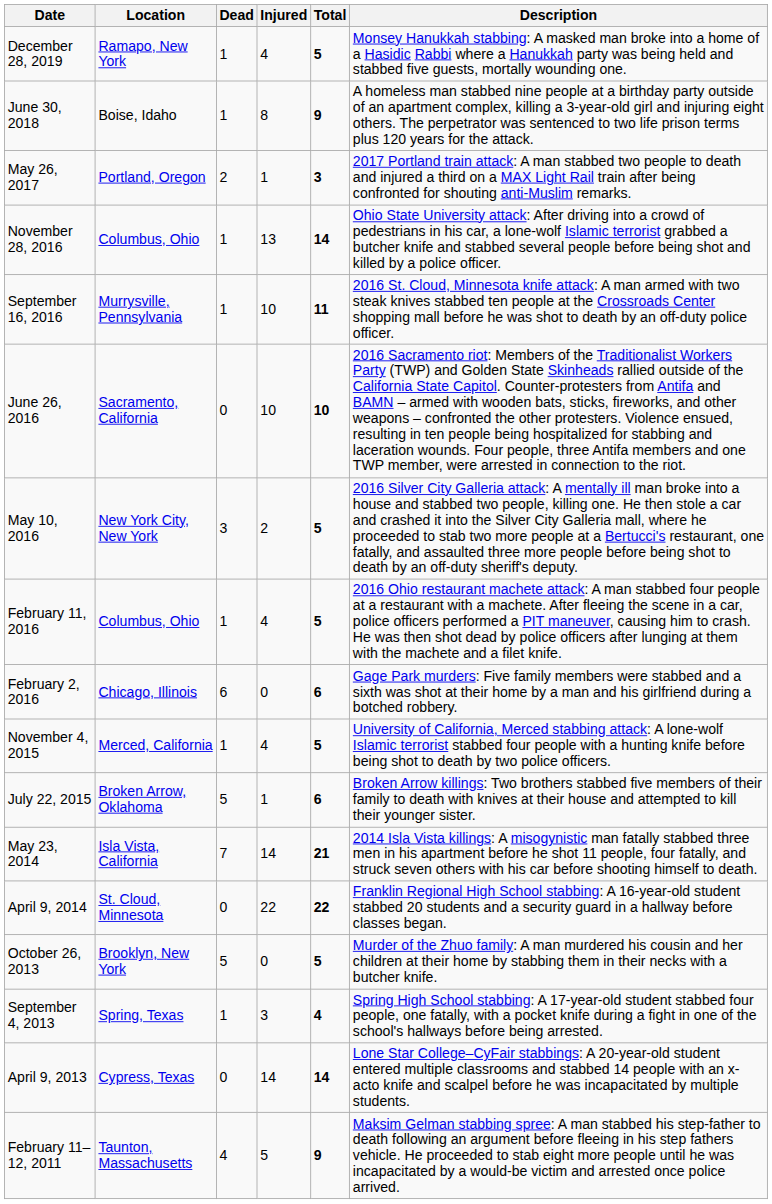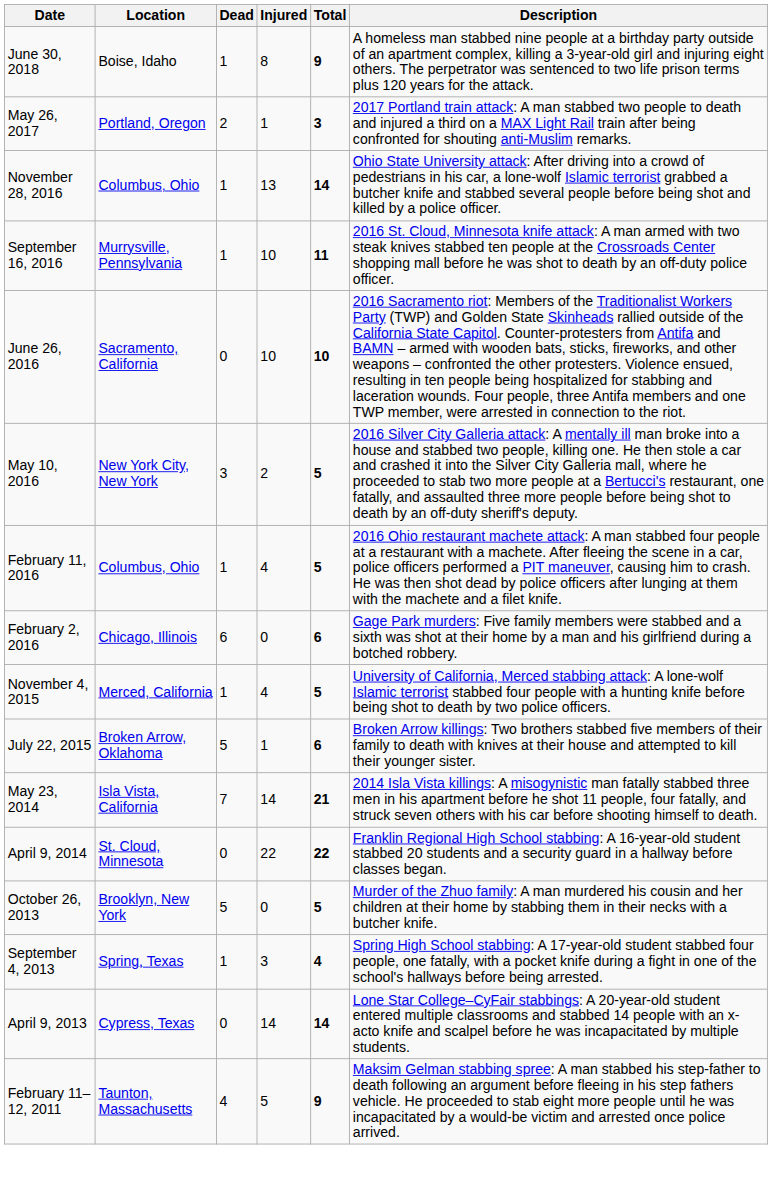- row: (40, 53)
